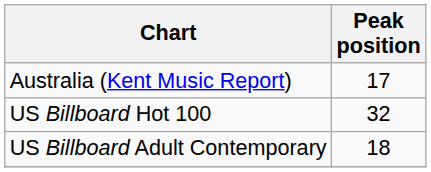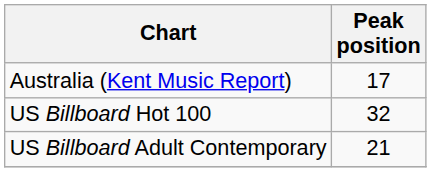(379, 148) 18 -> (379, 148) 21
